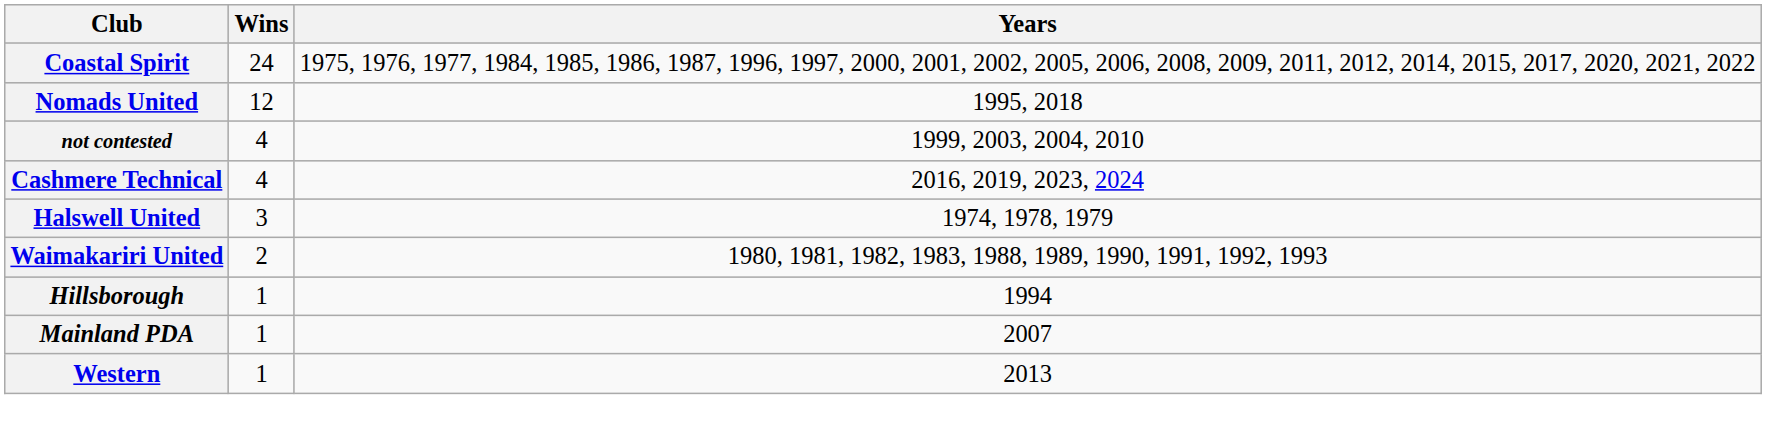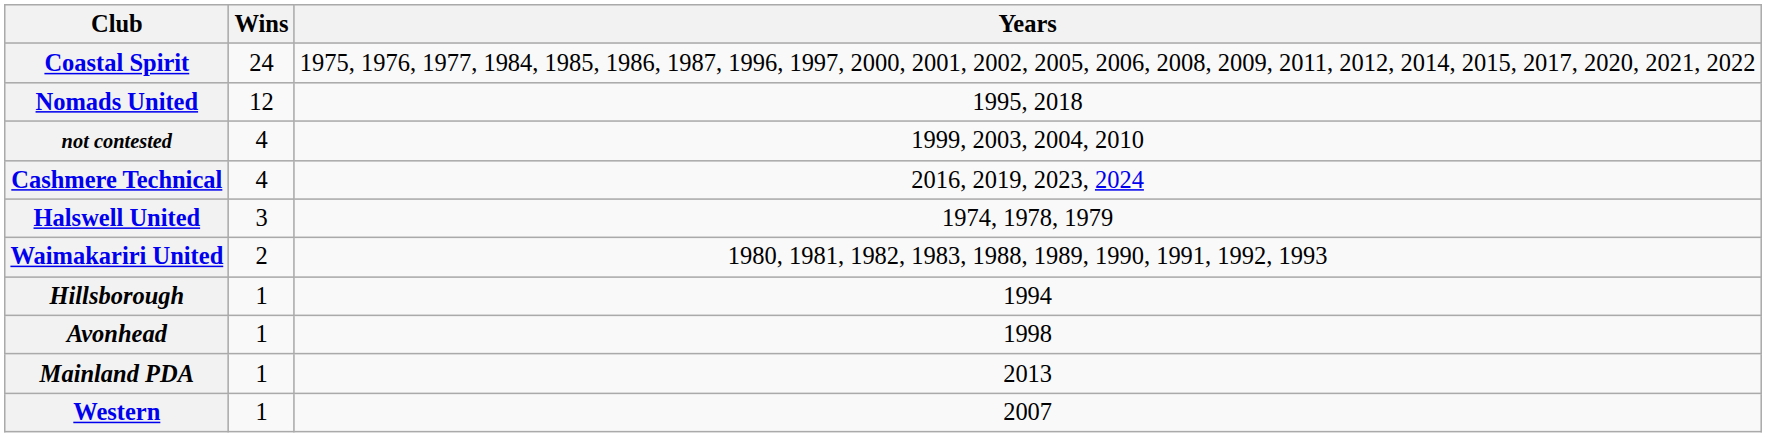+ row: (117, 334)
(1028, 334) 2007 -> (1028, 373) 2013
(1028, 373) 2013 -> (1028, 412) 2007
